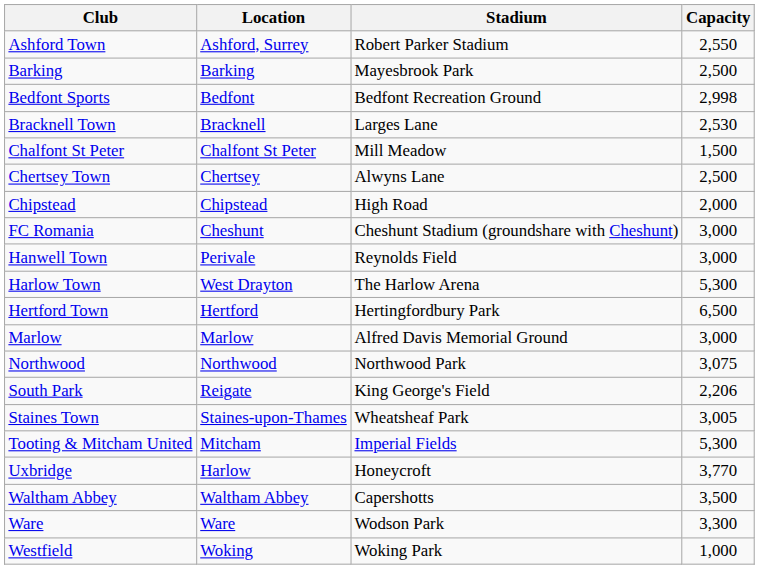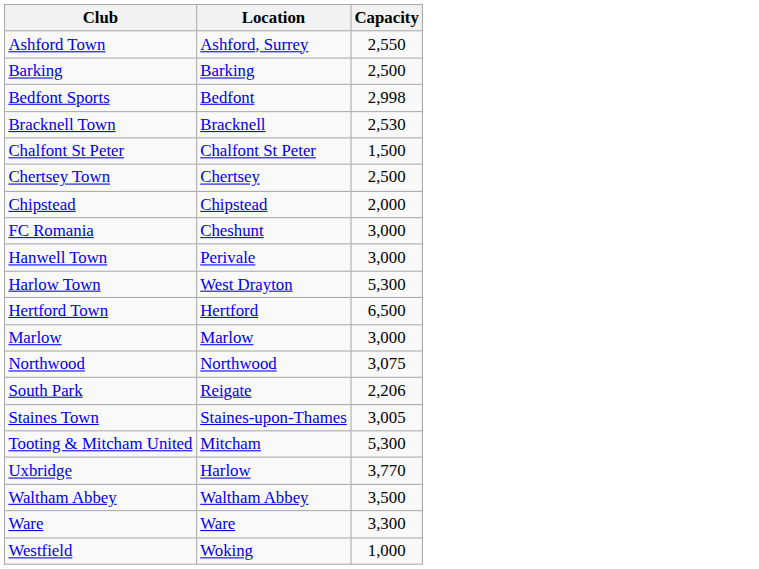- column: (516, 17)
